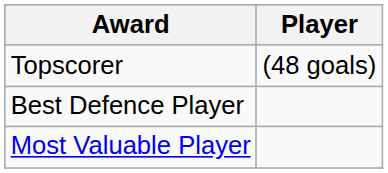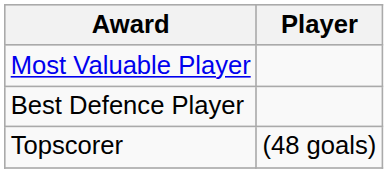rows swapped: (131, 146) <-> (67, 65)
